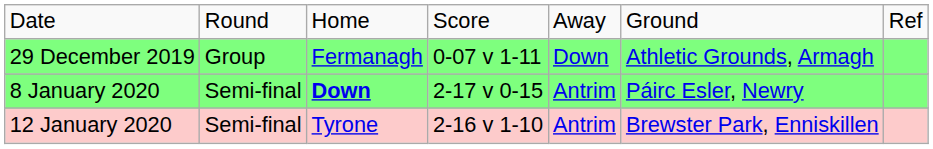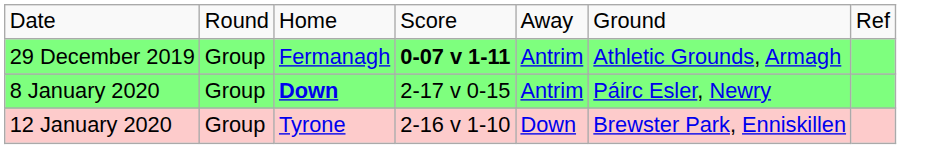(487, 56) normal -> (455, 56) bold
(581, 56) Down -> (552, 56) Antrim
(253, 90) Semi-final -> (235, 90) Group
(253, 125) Semi-final -> (235, 125) Group
(584, 125) Antrim -> (548, 125) Down
